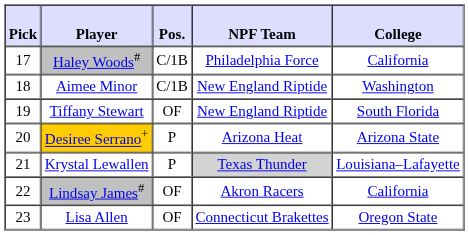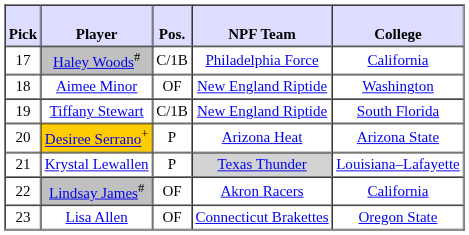(172, 87) C/1B -> (172, 87) OF
(172, 111) OF -> (172, 111) C/1B
